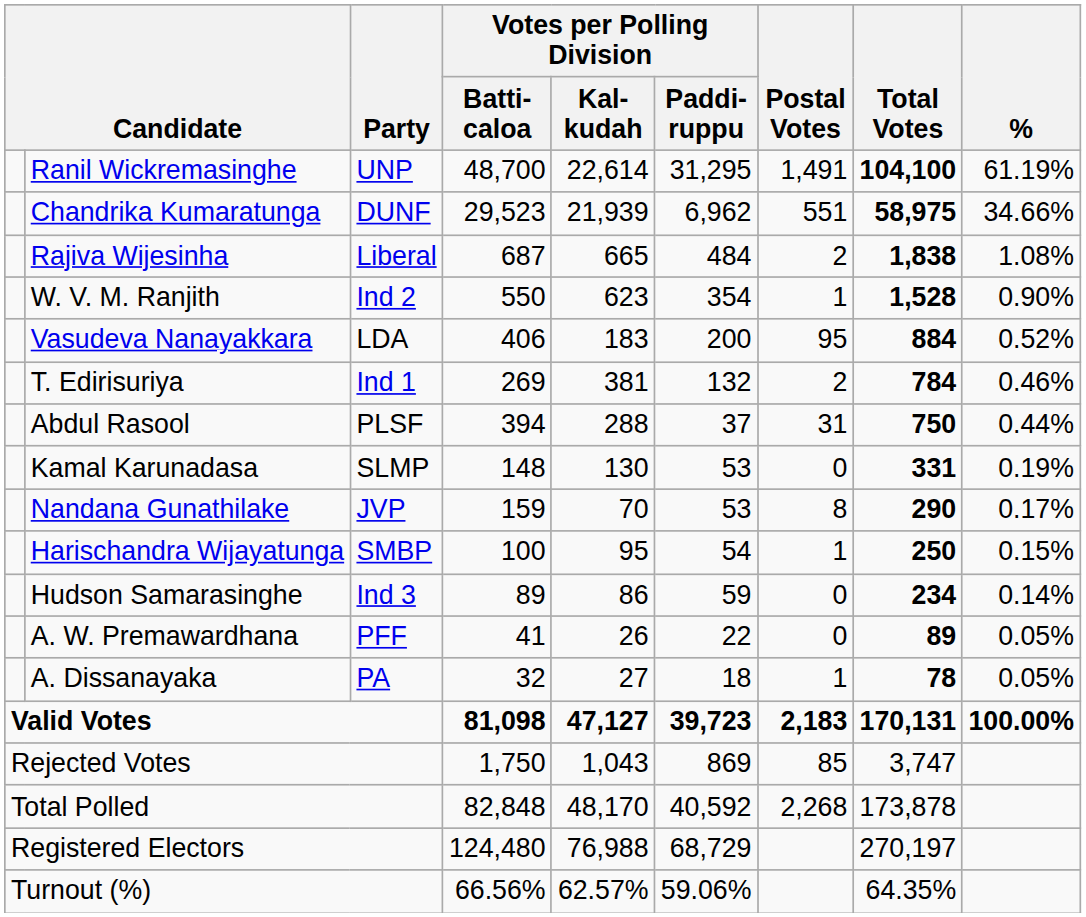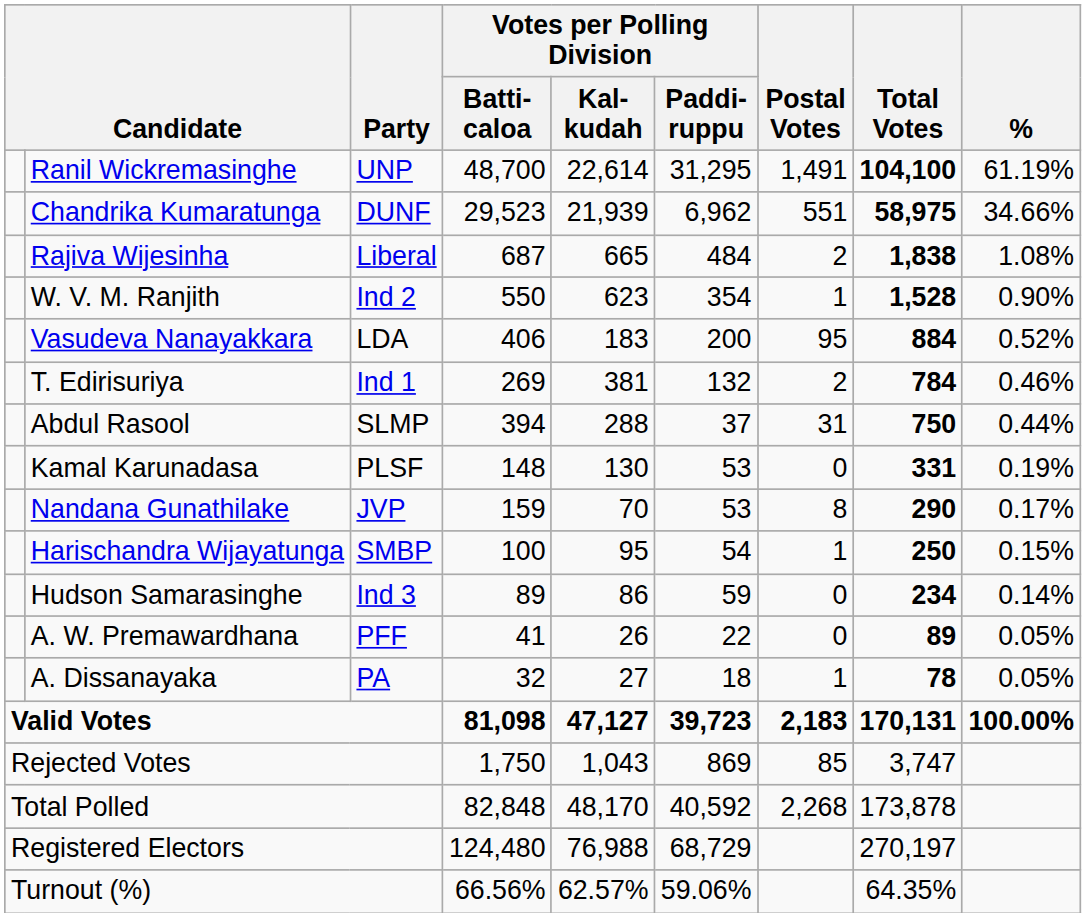(390, 424) PLSF -> (393, 424) SLMP
(393, 467) SLMP -> (390, 467) PLSF
